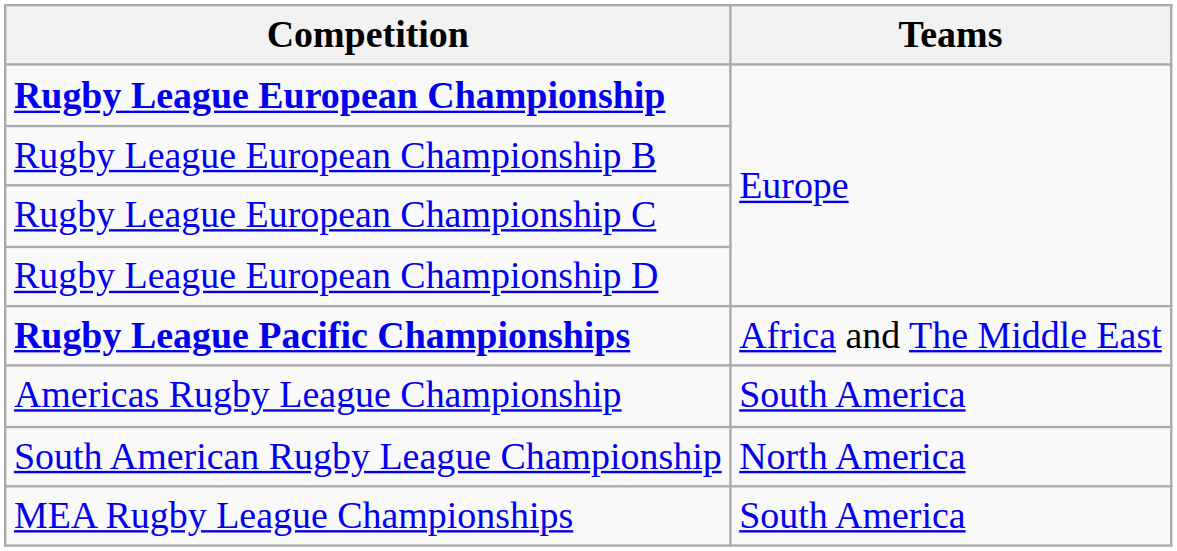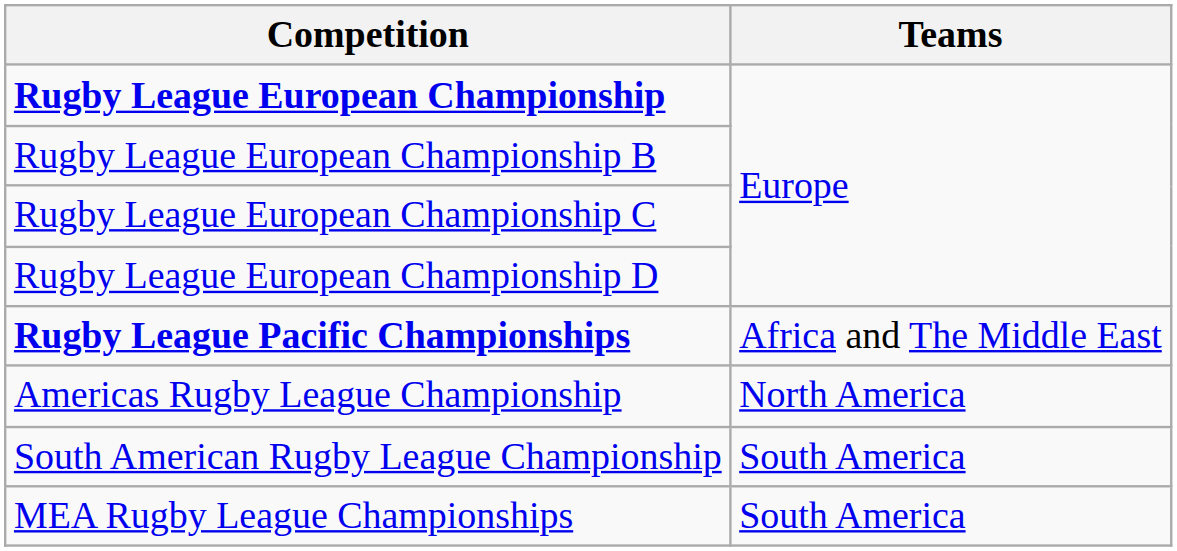(852, 395) South America -> (852, 395) North America
(852, 455) North America -> (852, 455) South America
